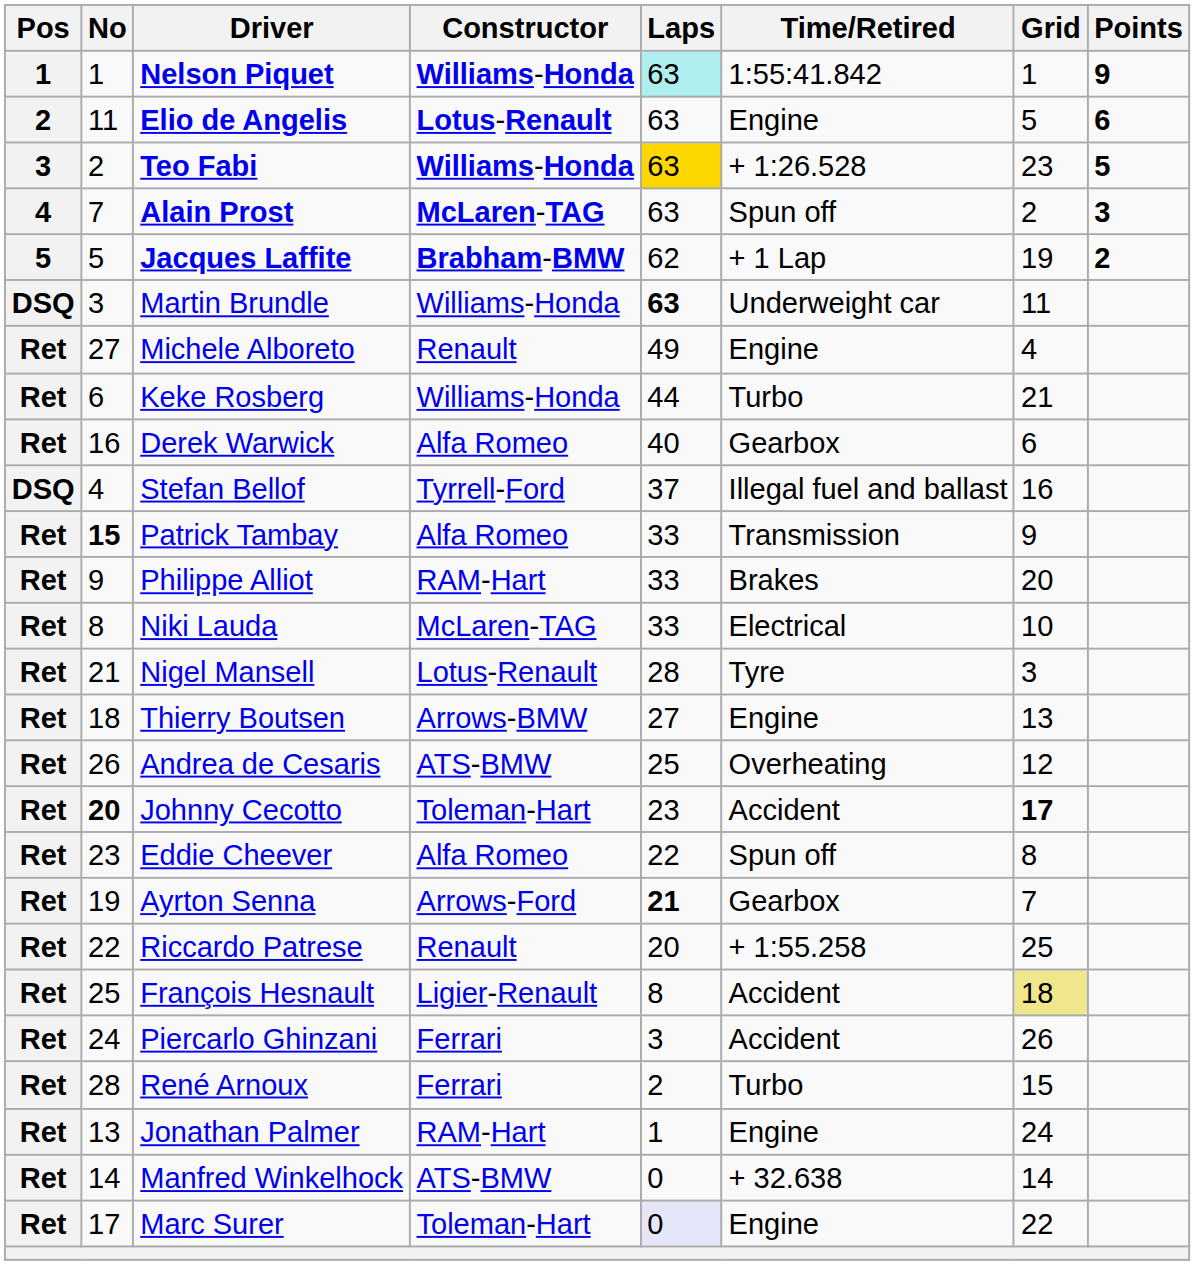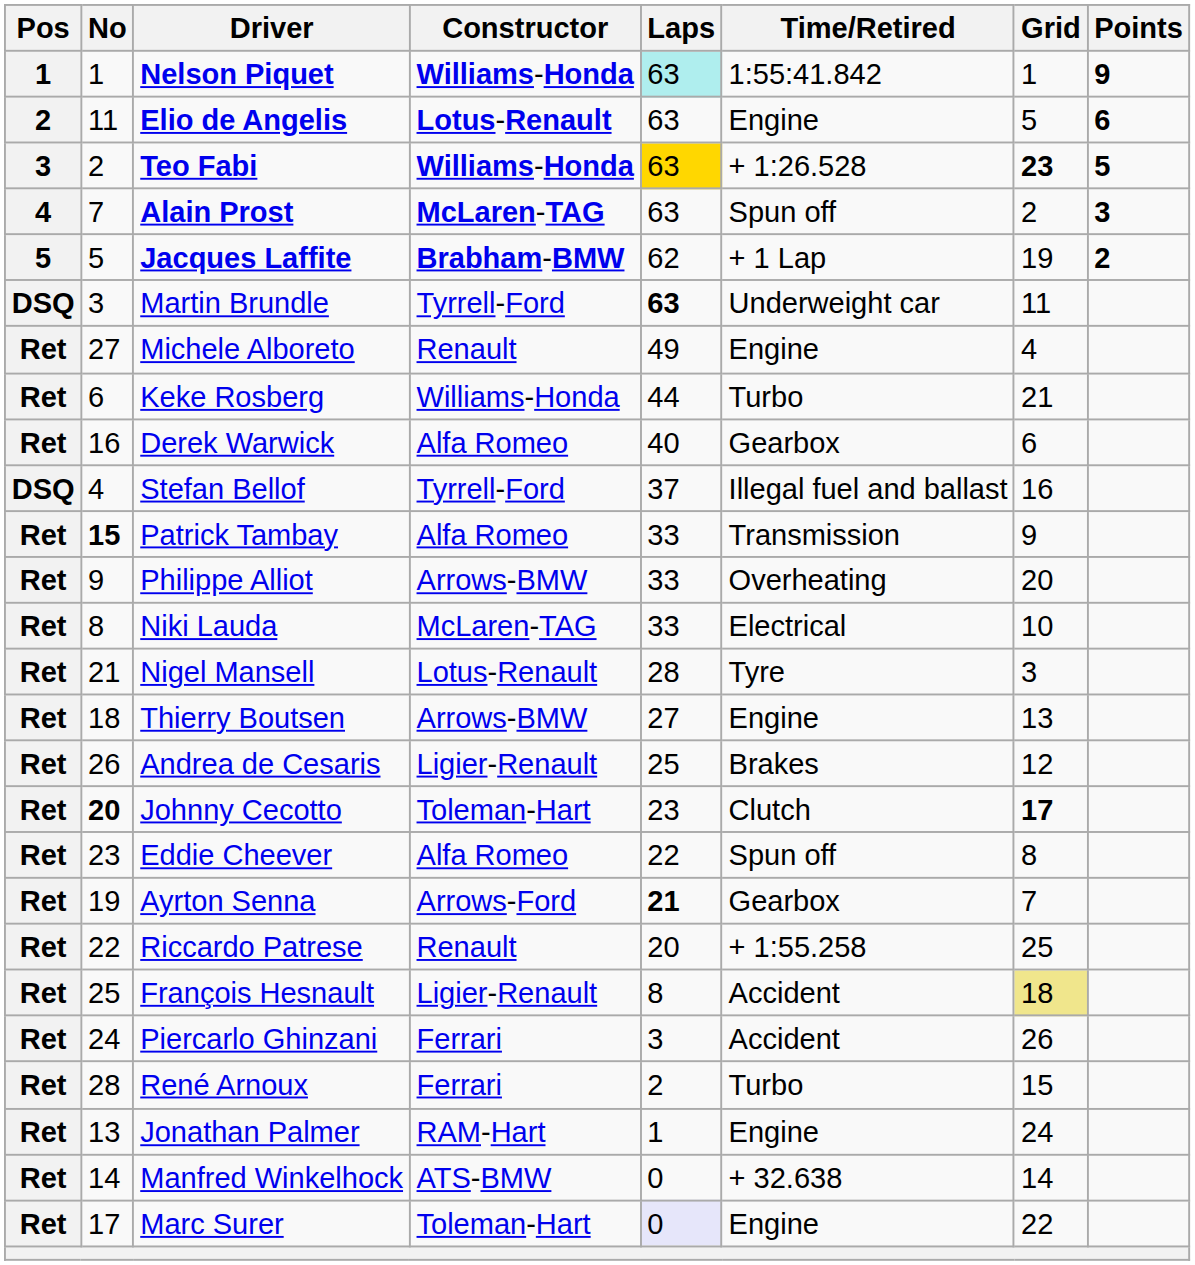(1037, 166) normal -> (1037, 166) bold
(518, 304) Williams-Honda -> (491, 304) Tyrrell-Ford
(481, 580) RAM-Hart -> (502, 580) Arrows-BMW
(774, 580) Brakes -> (808, 580) Overheating
(484, 763) ATS-BMW -> (507, 763) Ligier-Renault
(808, 763) Overheating -> (774, 763) Brakes
(784, 809) Accident -> (770, 809) Clutch
